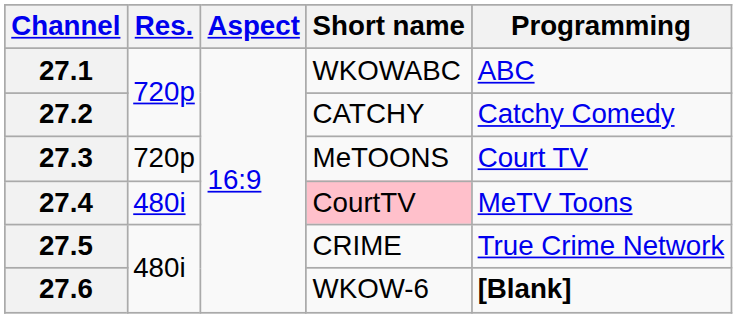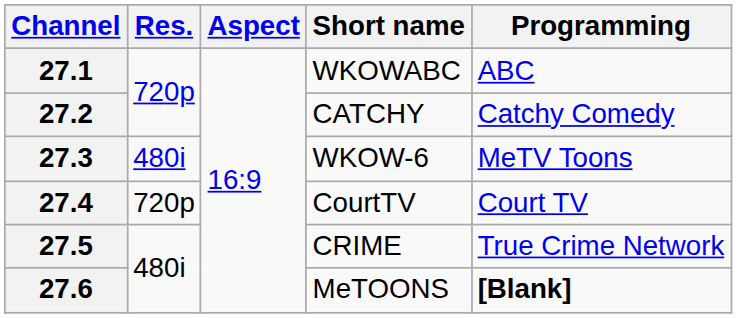(164, 158) 720p -> (159, 158) 480i
(381, 158) MeTOONS -> (371, 158) WKOW-6
(533, 158) Court TV -> (555, 158) MeTV Toons
(159, 202) 480i -> (164, 202) 720p
(364, 202) pink background -> (364, 202) no background
(555, 202) MeTV Toons -> (533, 202) Court TV
(371, 289) WKOW-6 -> (381, 289) MeTOONS
